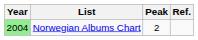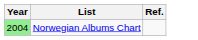- column: (157, 12)
